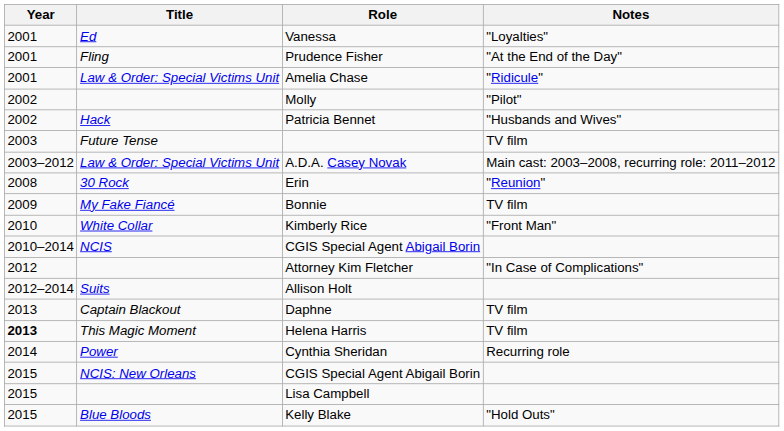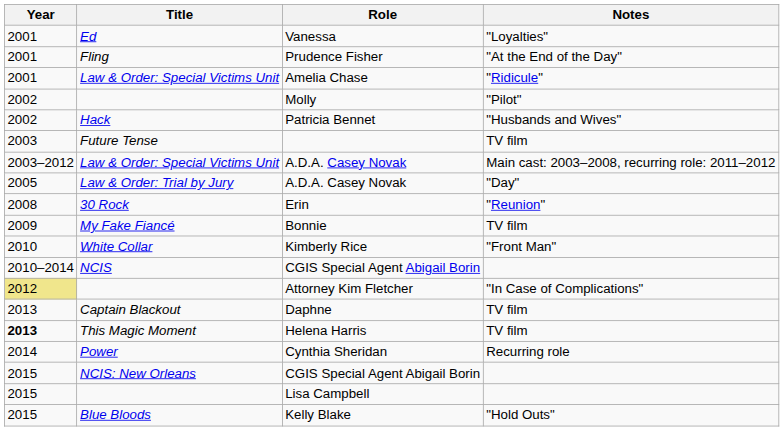+ row: (157, 183)
(22, 267) no background -> (22, 288) khaki background
- row: (95, 288)
